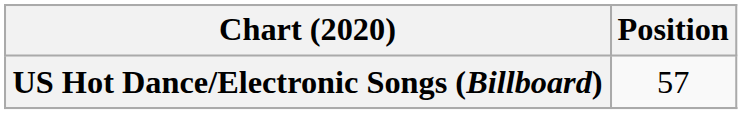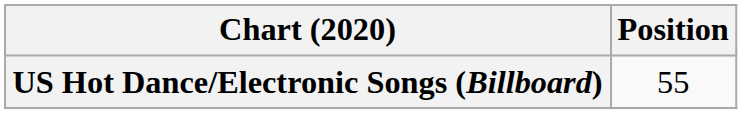(673, 81) 57 -> (673, 81) 55
